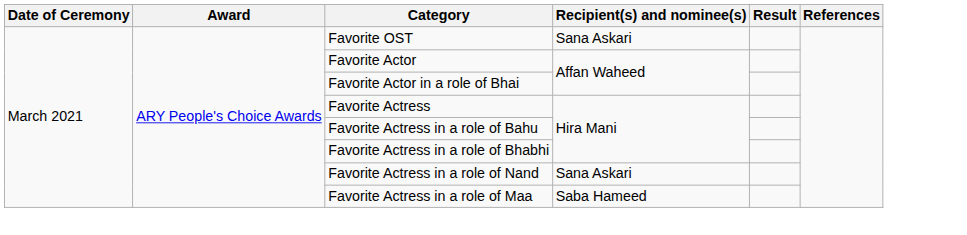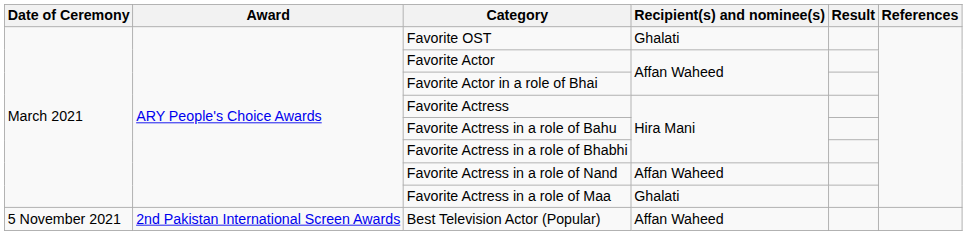(594, 38) Sana Askari -> (657, 38) Ghalati
(594, 173) Sana Askari -> (679, 173) Affan Waheed
(601, 196) Saba Hameed -> (657, 196) Ghalati
+ row: (504, 219)
